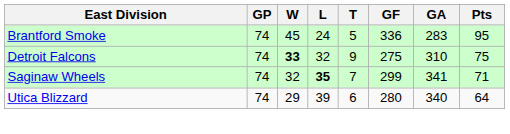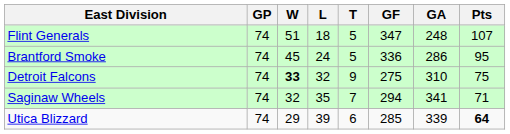+ row: (48, 35)
(436, 35) 283 -> (436, 56) 286
(323, 77) bold -> (323, 98) normal
(391, 77) 299 -> (391, 98) 294
(391, 98) 280 -> (391, 118) 285
(436, 98) 340 -> (436, 118) 339
(482, 98) normal -> (482, 118) bold
